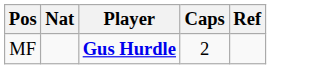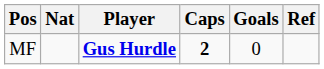+ column: (256, 19)
(205, 48) normal -> (205, 48) bold
